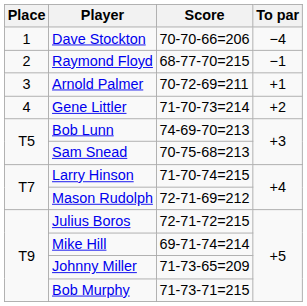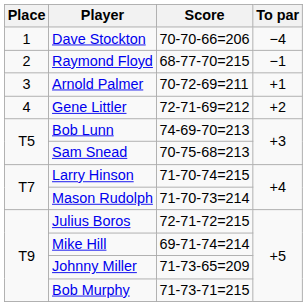(205, 107) 71-70-73=214 -> (205, 107) 72-71-69=212
(205, 198) 72-71-69=212 -> (205, 198) 71-70-73=214
